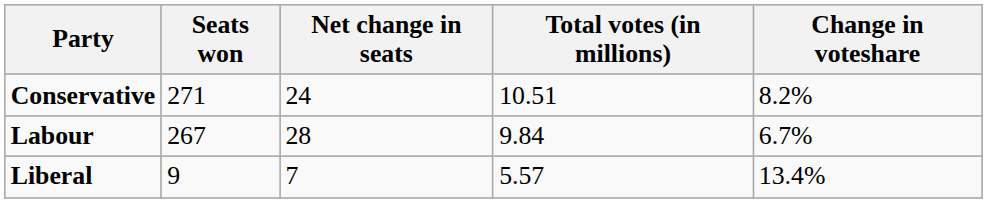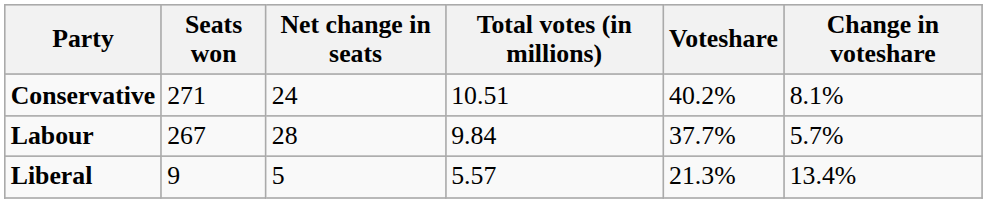+ column: (723, 39)
(786, 94) 8.2% -> (817, 94) 8.1%
(786, 135) 6.7% -> (817, 135) 5.7%
(292, 176) 7 -> (278, 176) 5
